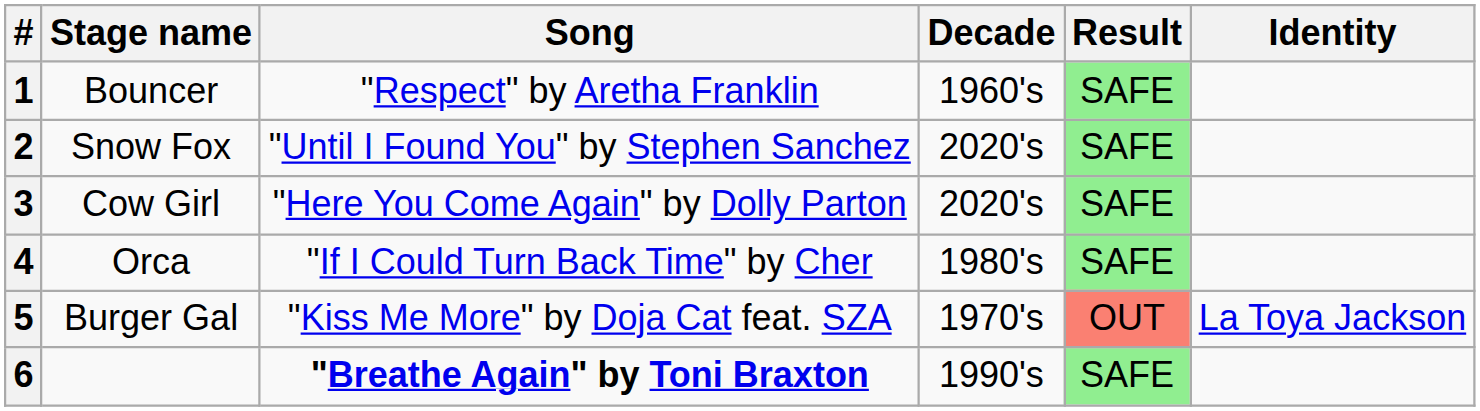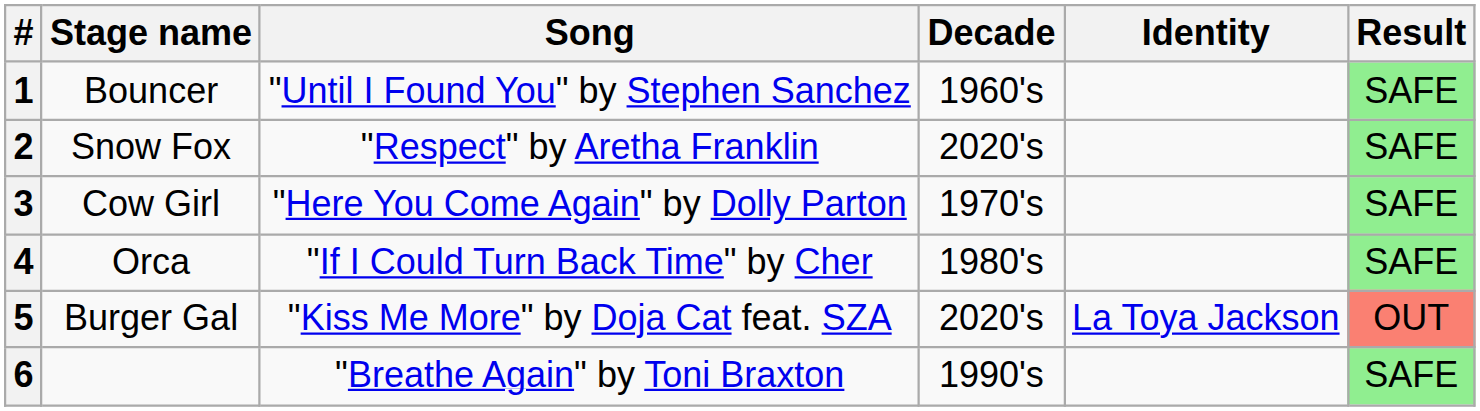columns swapped: (1332, 33) <-> (1127, 33)
(590, 90) "Respect" by Aretha Franklin -> (590, 90) "Until I Found You" by Stephen Sanchez
(590, 147) "Until I Found You" by Stephen Sanchez -> (590, 147) "Respect" by Aretha Franklin
(991, 204) 2020's -> (991, 204) 1970's
(991, 318) 1970's -> (991, 318) 2020's
(590, 375) bold -> (590, 375) normal
